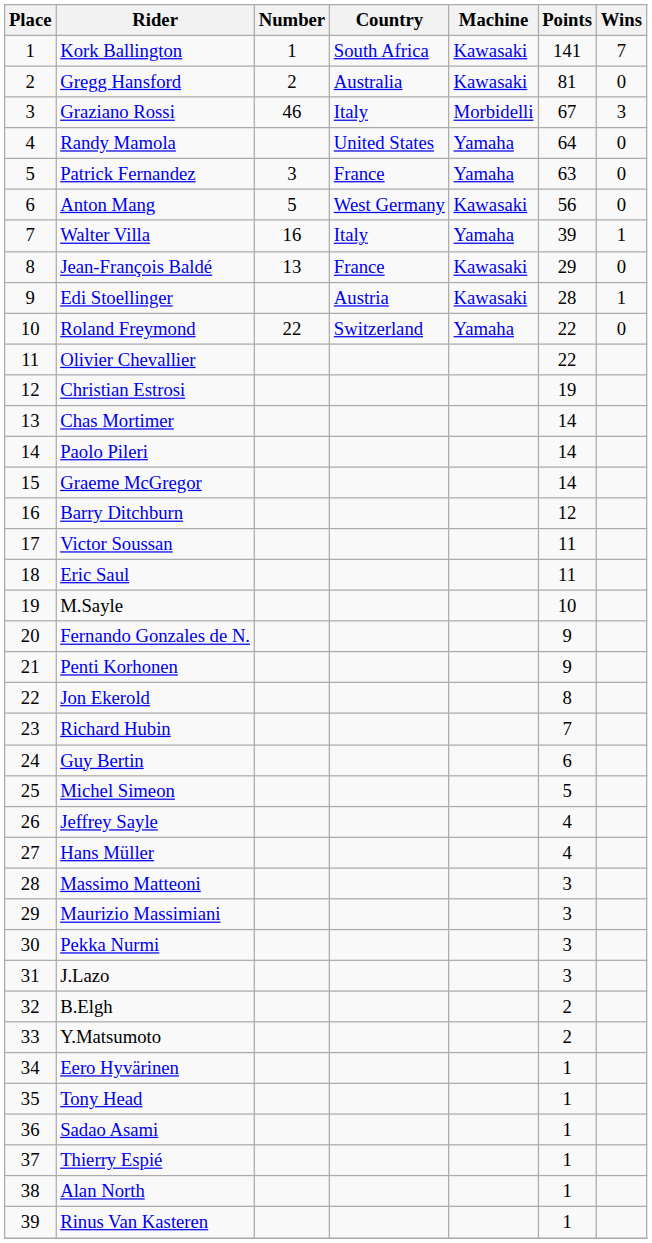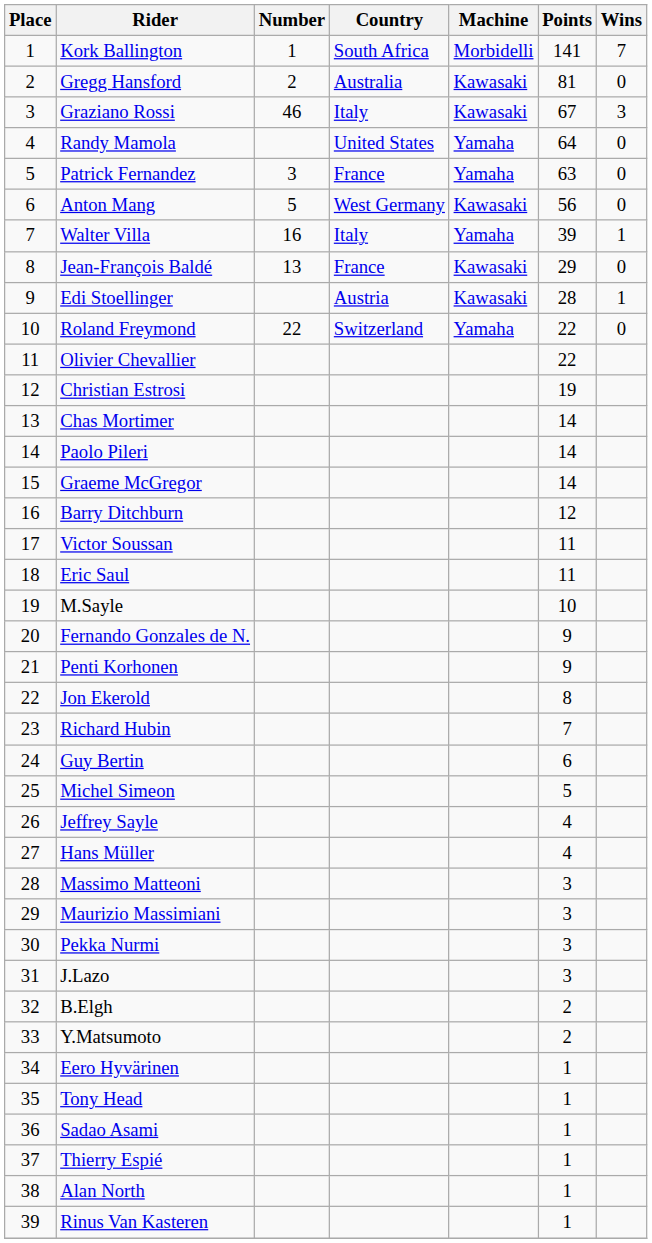(490, 50) Kawasaki -> (494, 50) Morbidelli
(494, 112) Morbidelli -> (490, 112) Kawasaki
